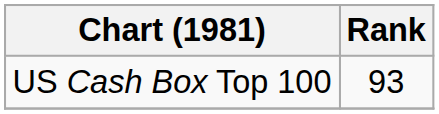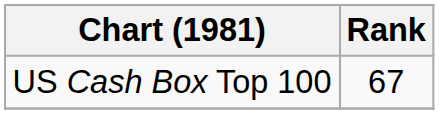(386, 81) 93 -> (386, 81) 67
